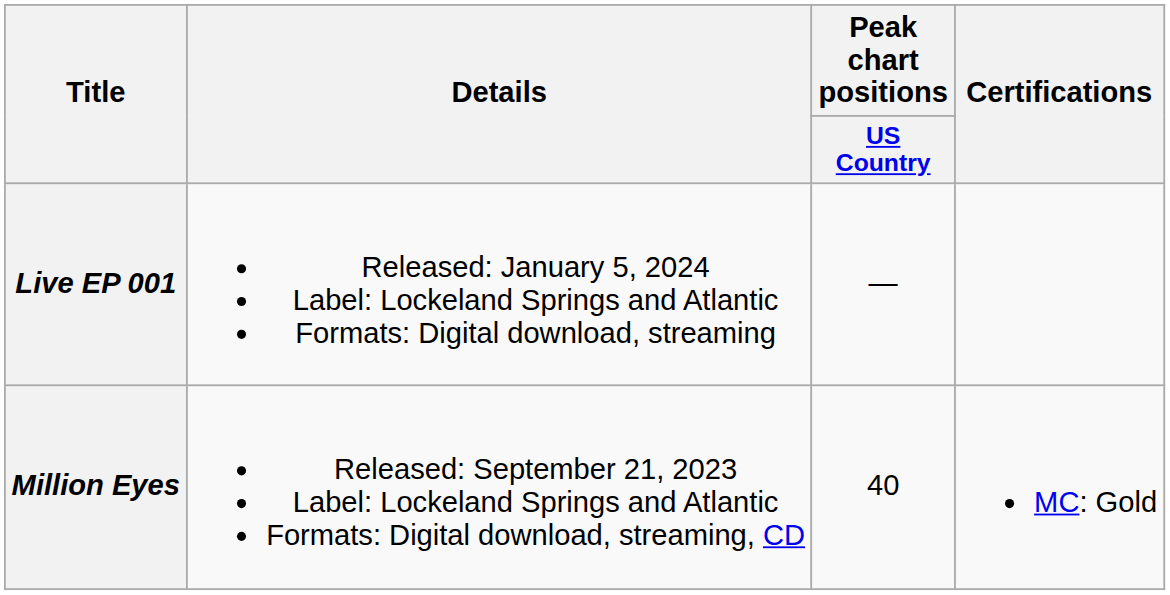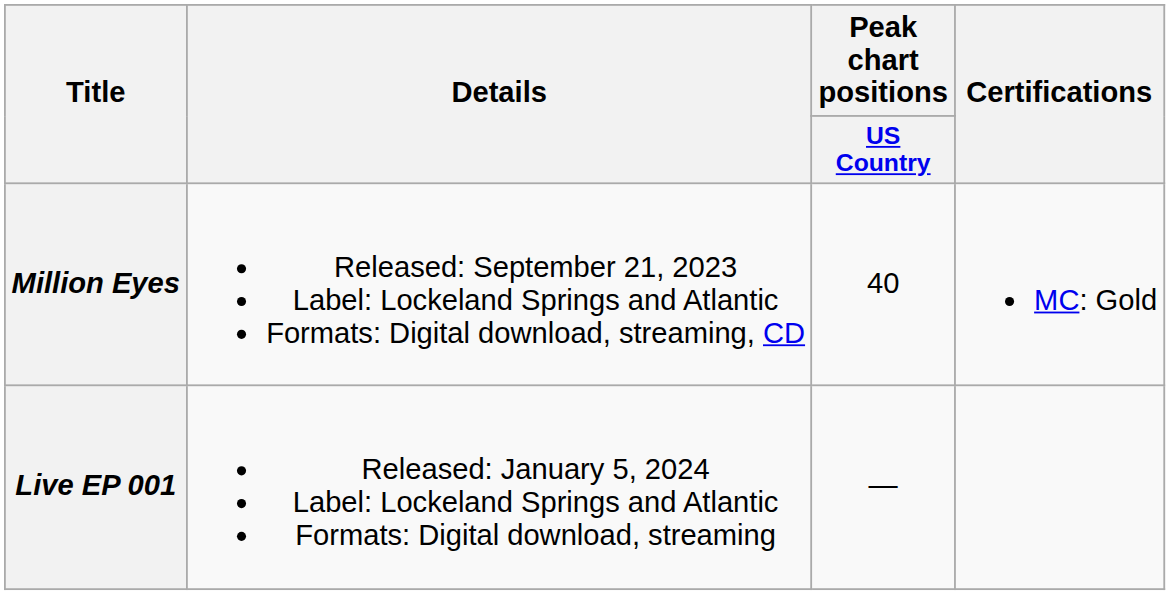rows swapped: (96, 486) <-> (96, 283)
